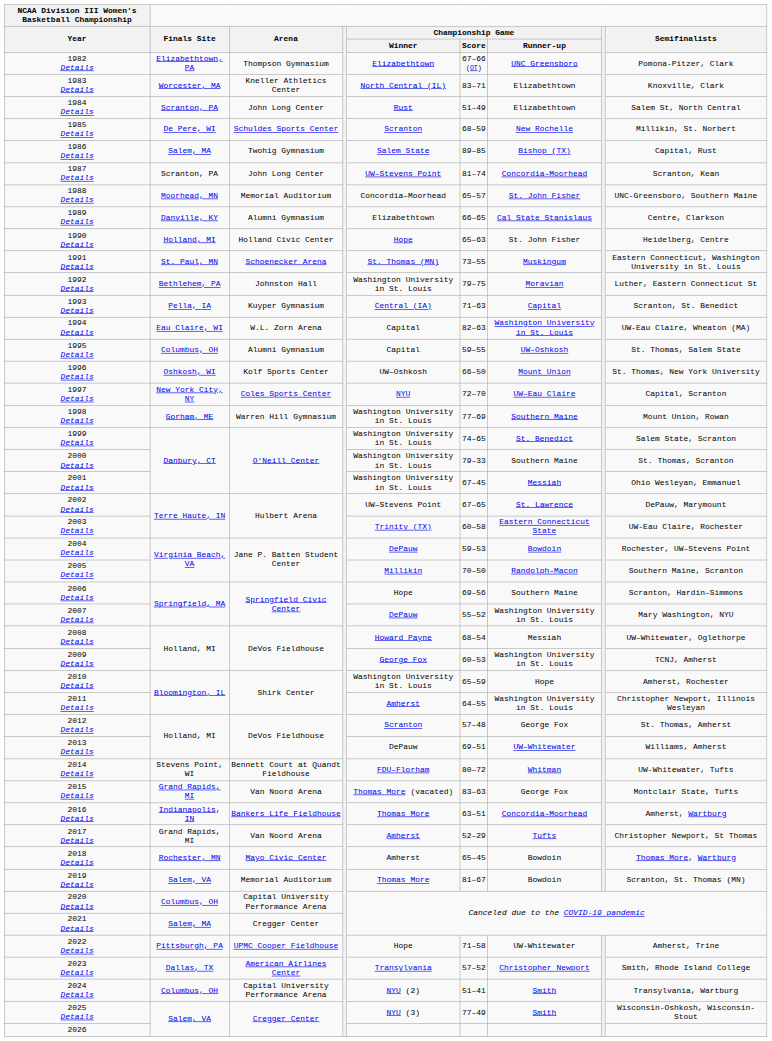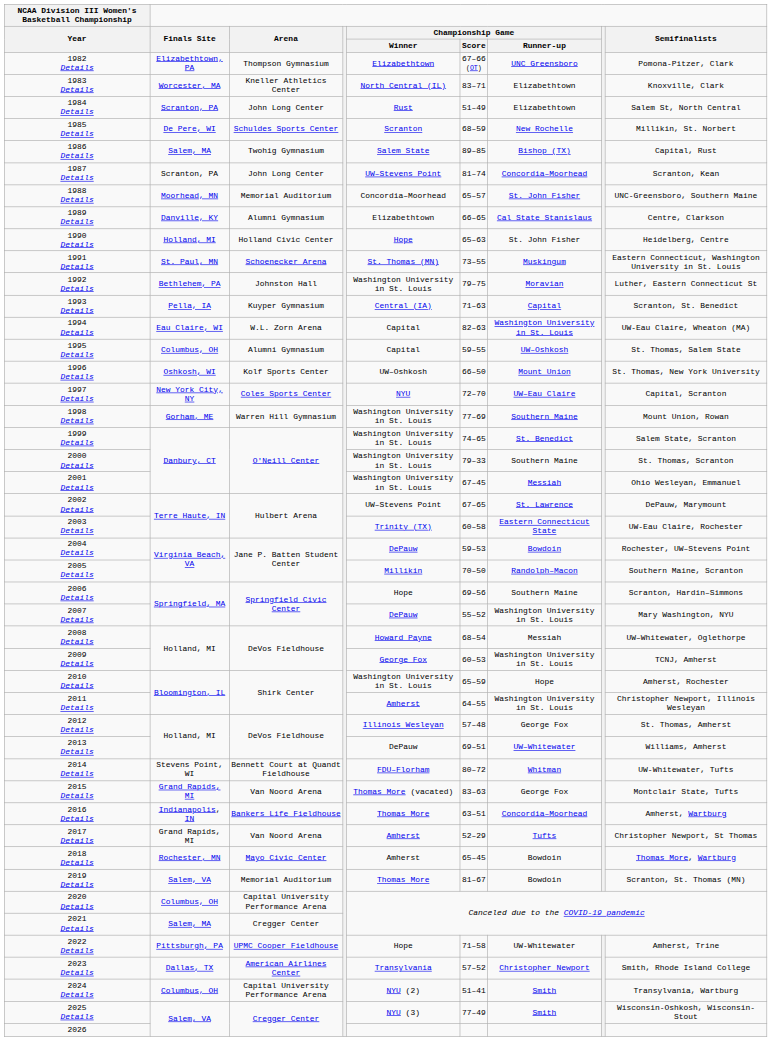(403, 725) Scranton -> (403, 725) Illinois Wesleyan
